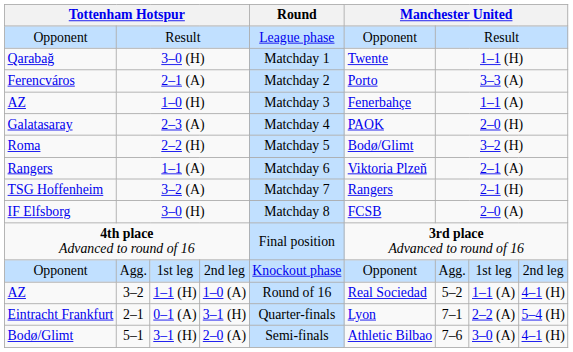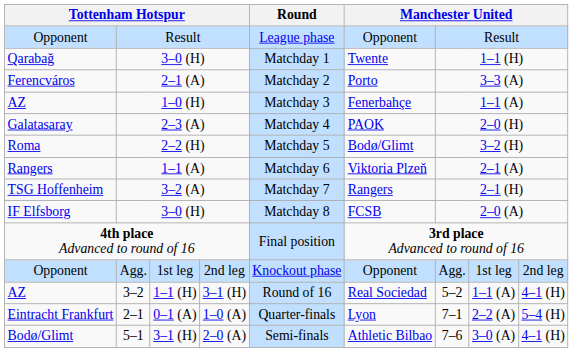(224, 292) 1–0 (A) -> (224, 292) 3–1 (H)
(224, 314) 3–1 (H) -> (224, 314) 1–0 (A)
